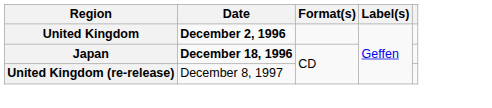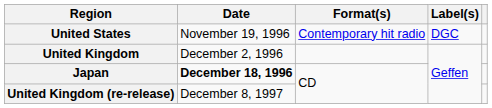+ row: (91, 34)
(233, 34) bold -> (231, 53) normal
